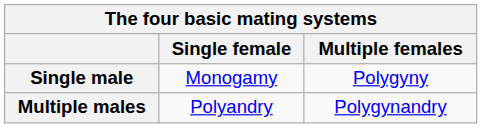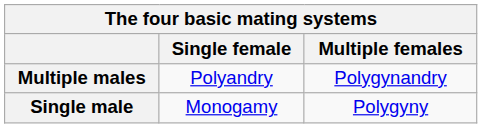rows swapped: (82, 78) <-> (82, 107)
